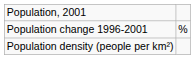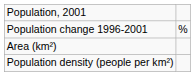+ row: (32, 46)
